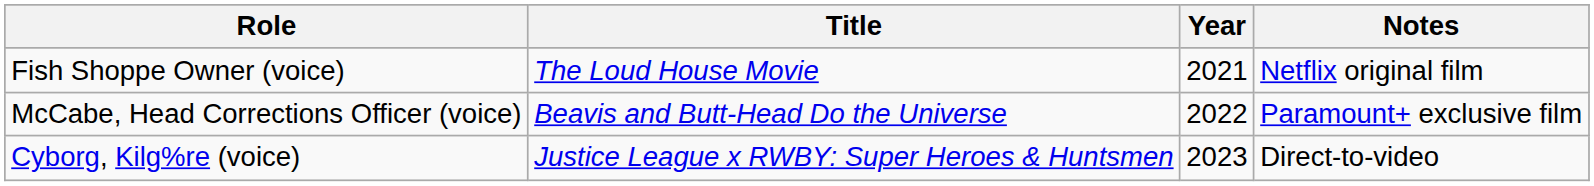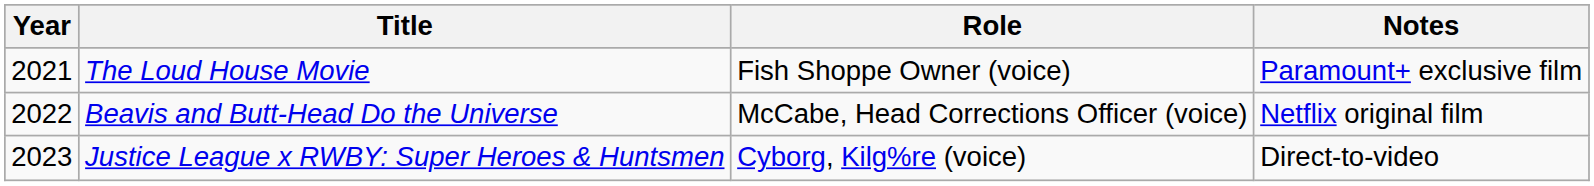columns swapped: (1217, 26) <-> (266, 26)
(1372, 69) Netflix original film -> (1421, 69) Paramount+ exclusive film
(1421, 113) Paramount+ exclusive film -> (1372, 113) Netflix original film
